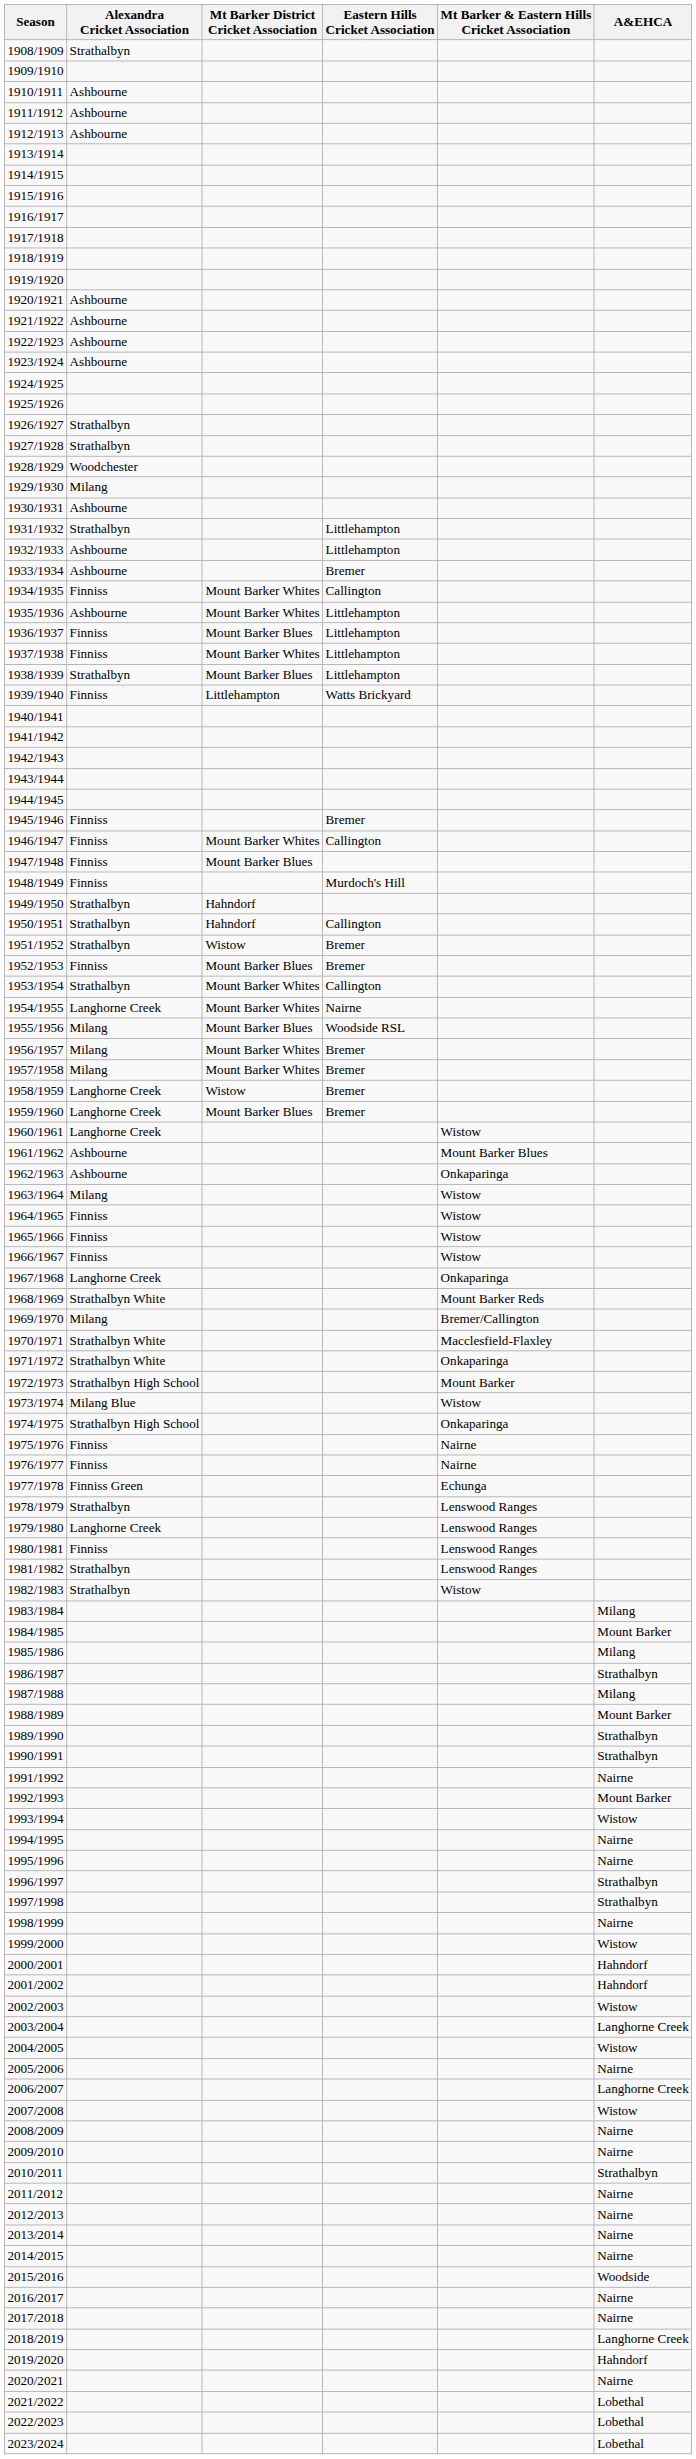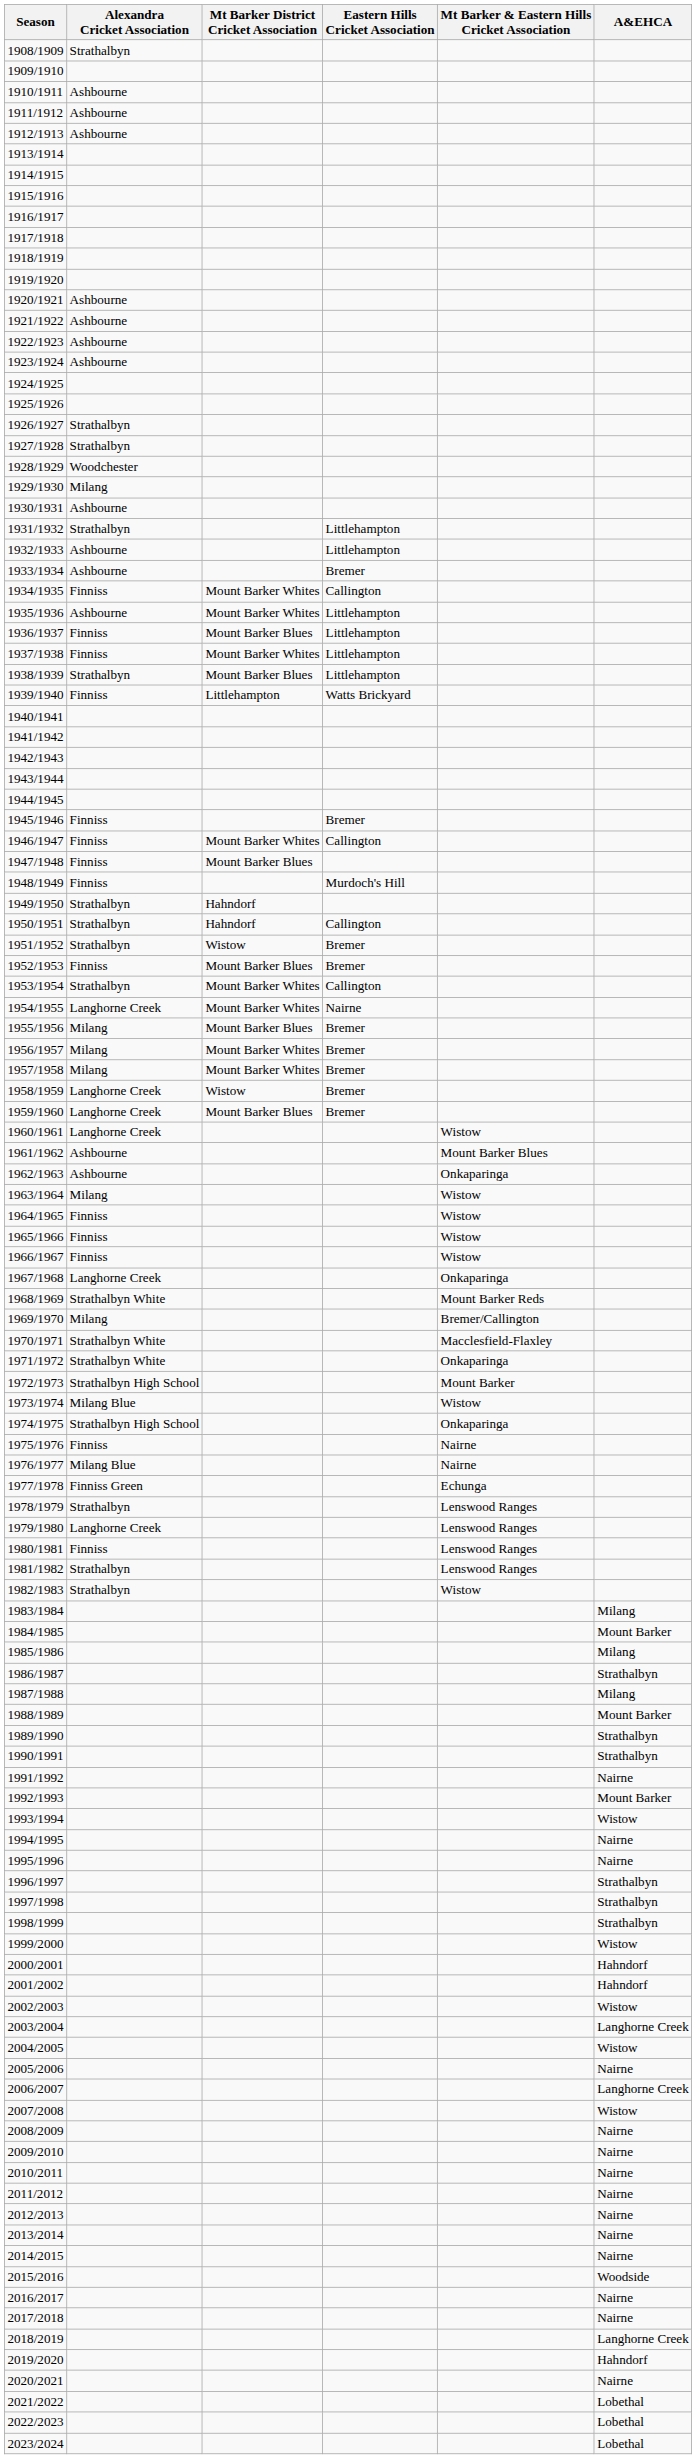(365, 1028) Woodside RSL -> (345, 1028) Bremer
(89, 1465) Finniss -> (103, 1465) Milang Blue
(615, 1923) Nairne -> (628, 1923) Strathalbyn
(628, 2172) Strathalbyn -> (615, 2172) Nairne
